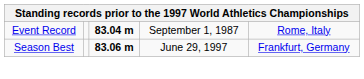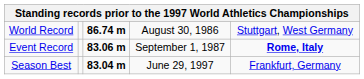+ row: (41, 30)
(114, 30) 83.04 m -> (106, 47) 83.06 m
(304, 30) normal -> (295, 47) bold
(114, 47) 83.06 m -> (106, 65) 83.04 m
